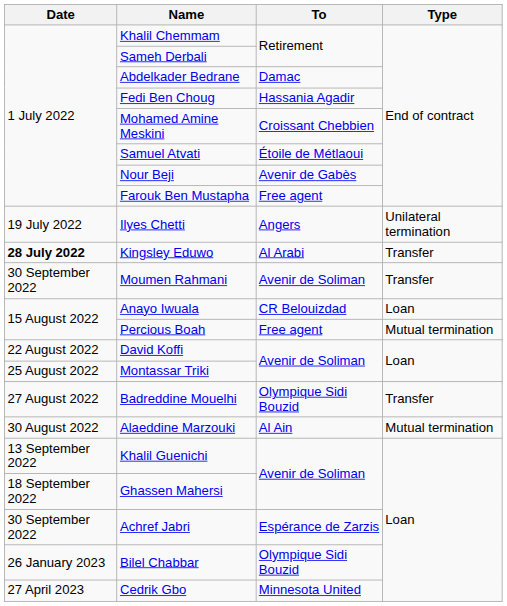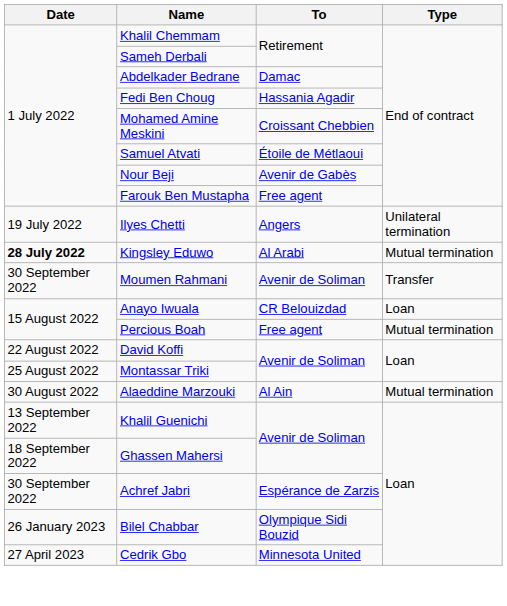(409, 252) Transfer -> (439, 252) Mutual termination
- row: (178, 399)
